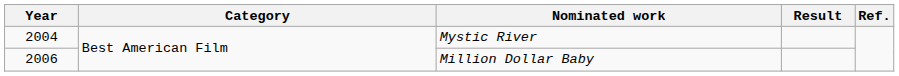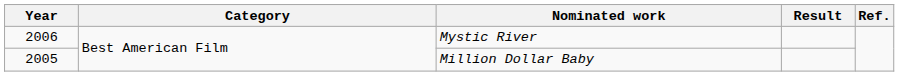(42, 38) 2004 -> (42, 38) 2006
(42, 60) 2006 -> (42, 60) 2005
